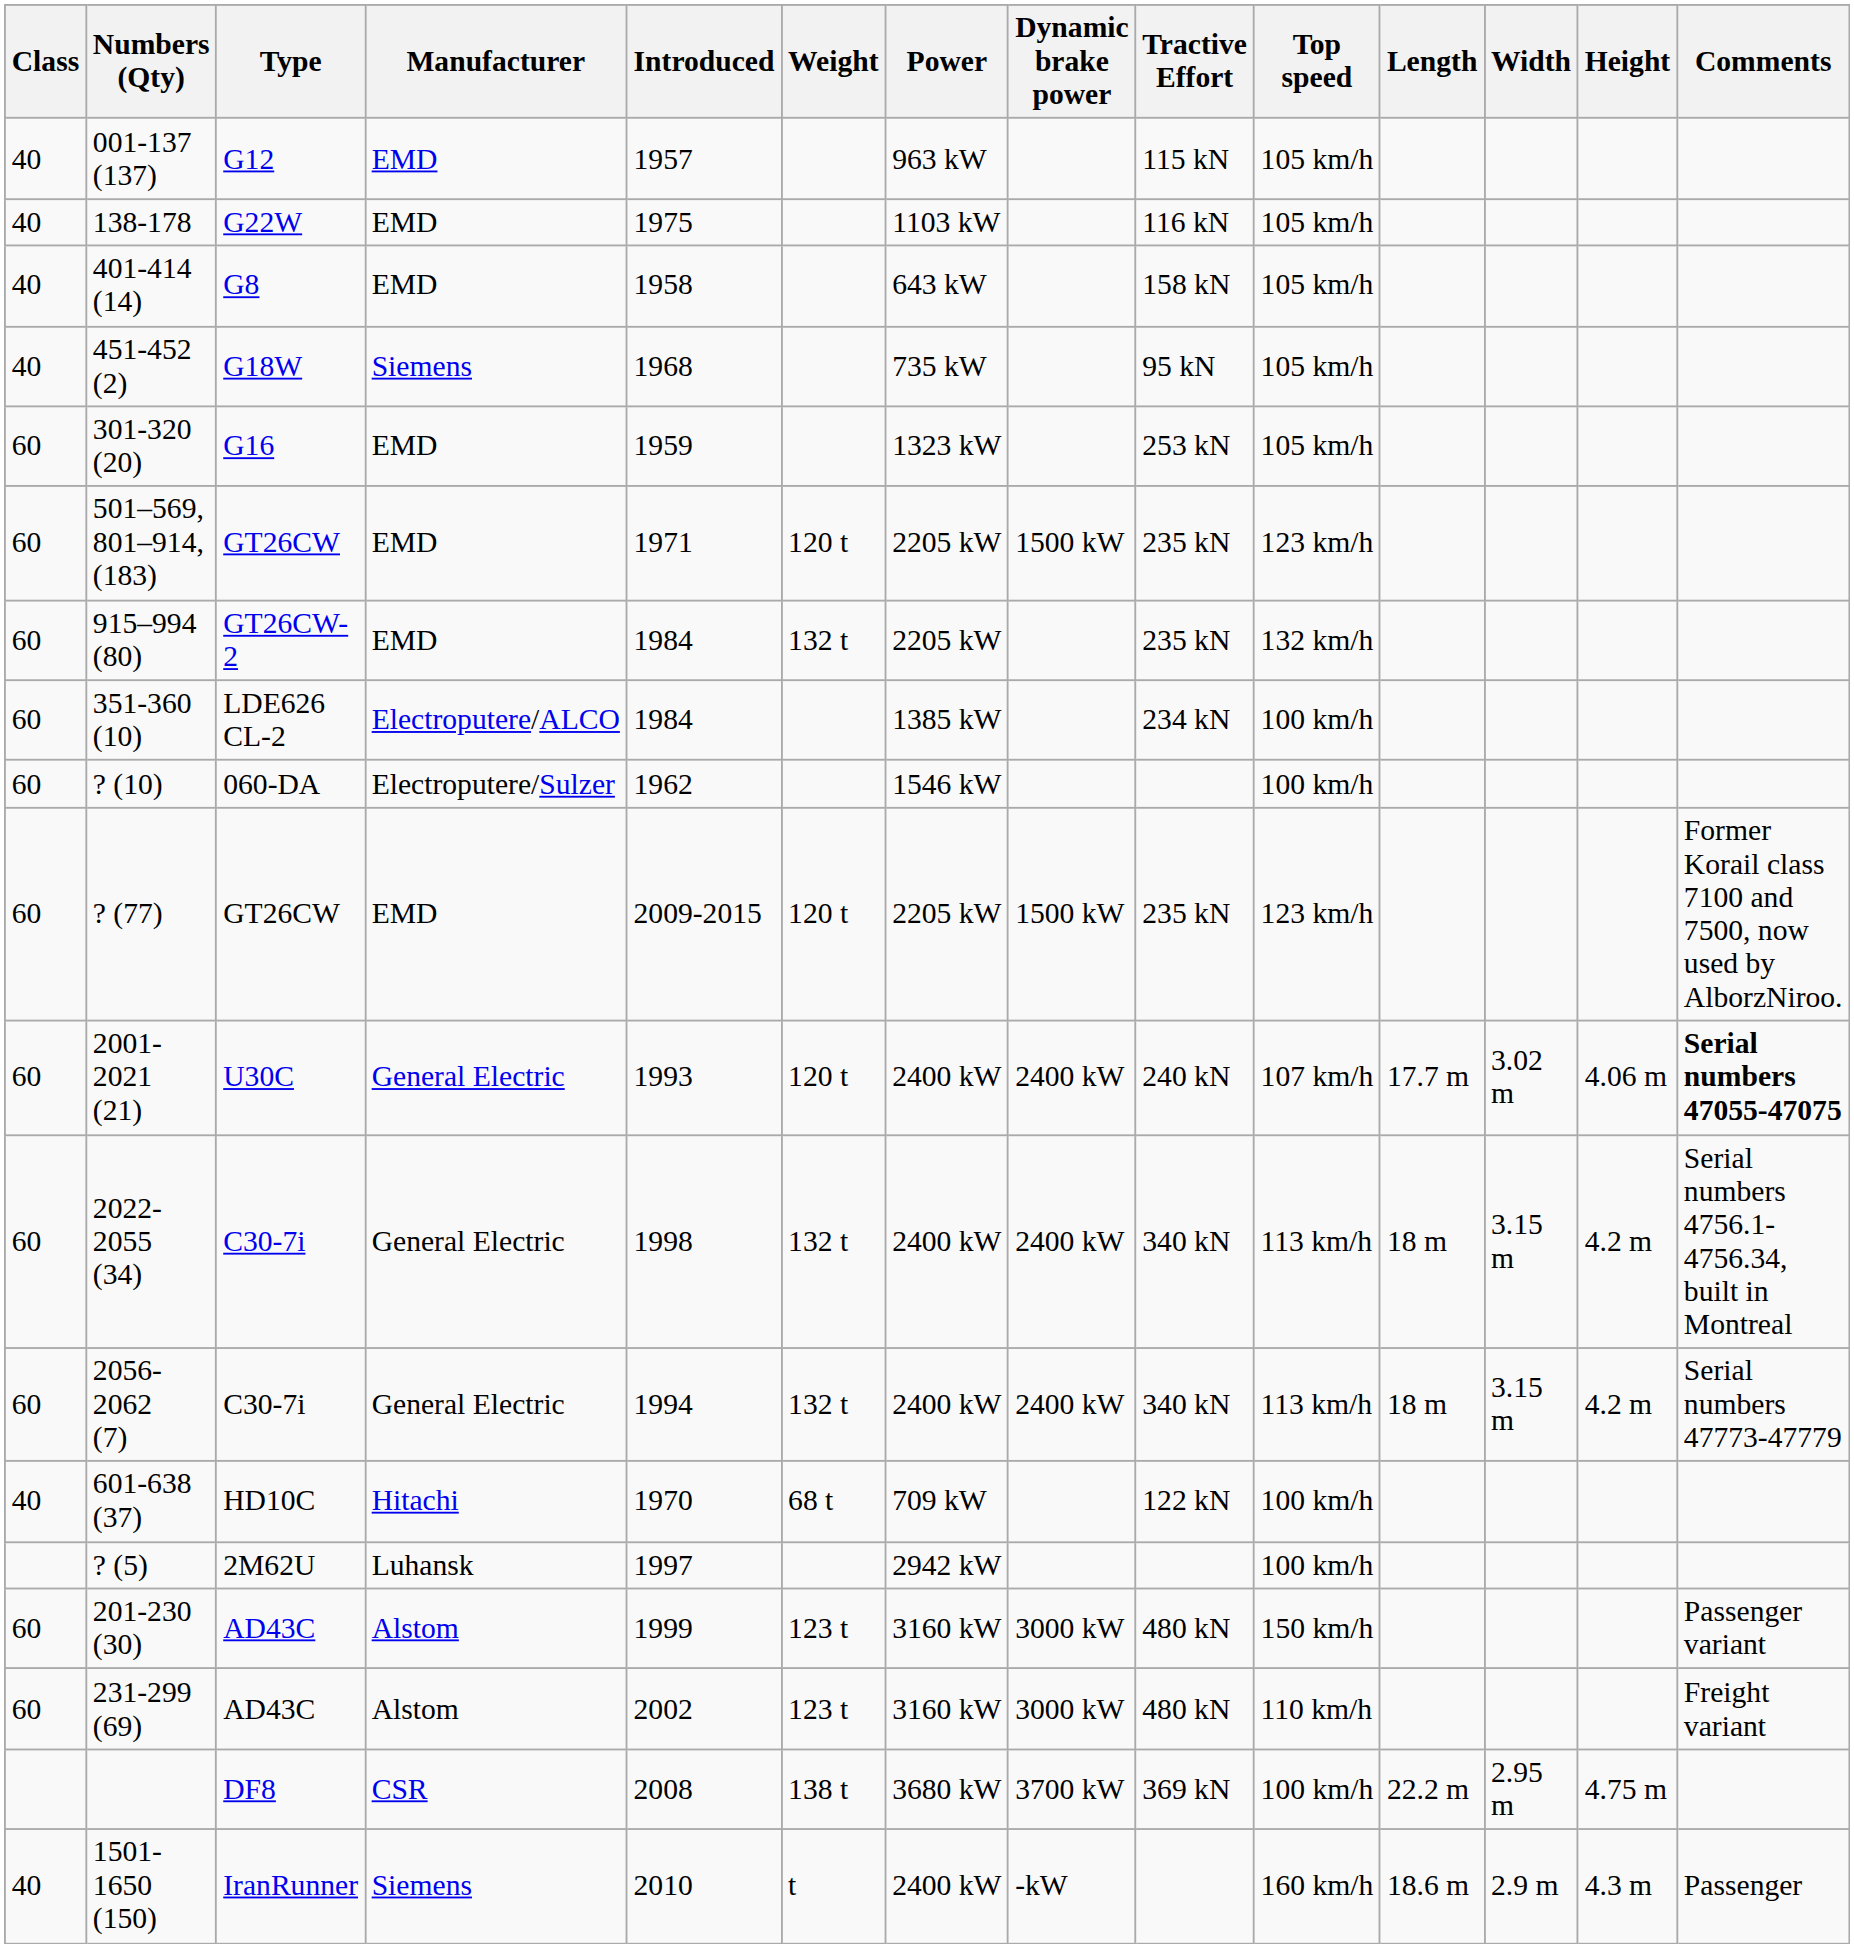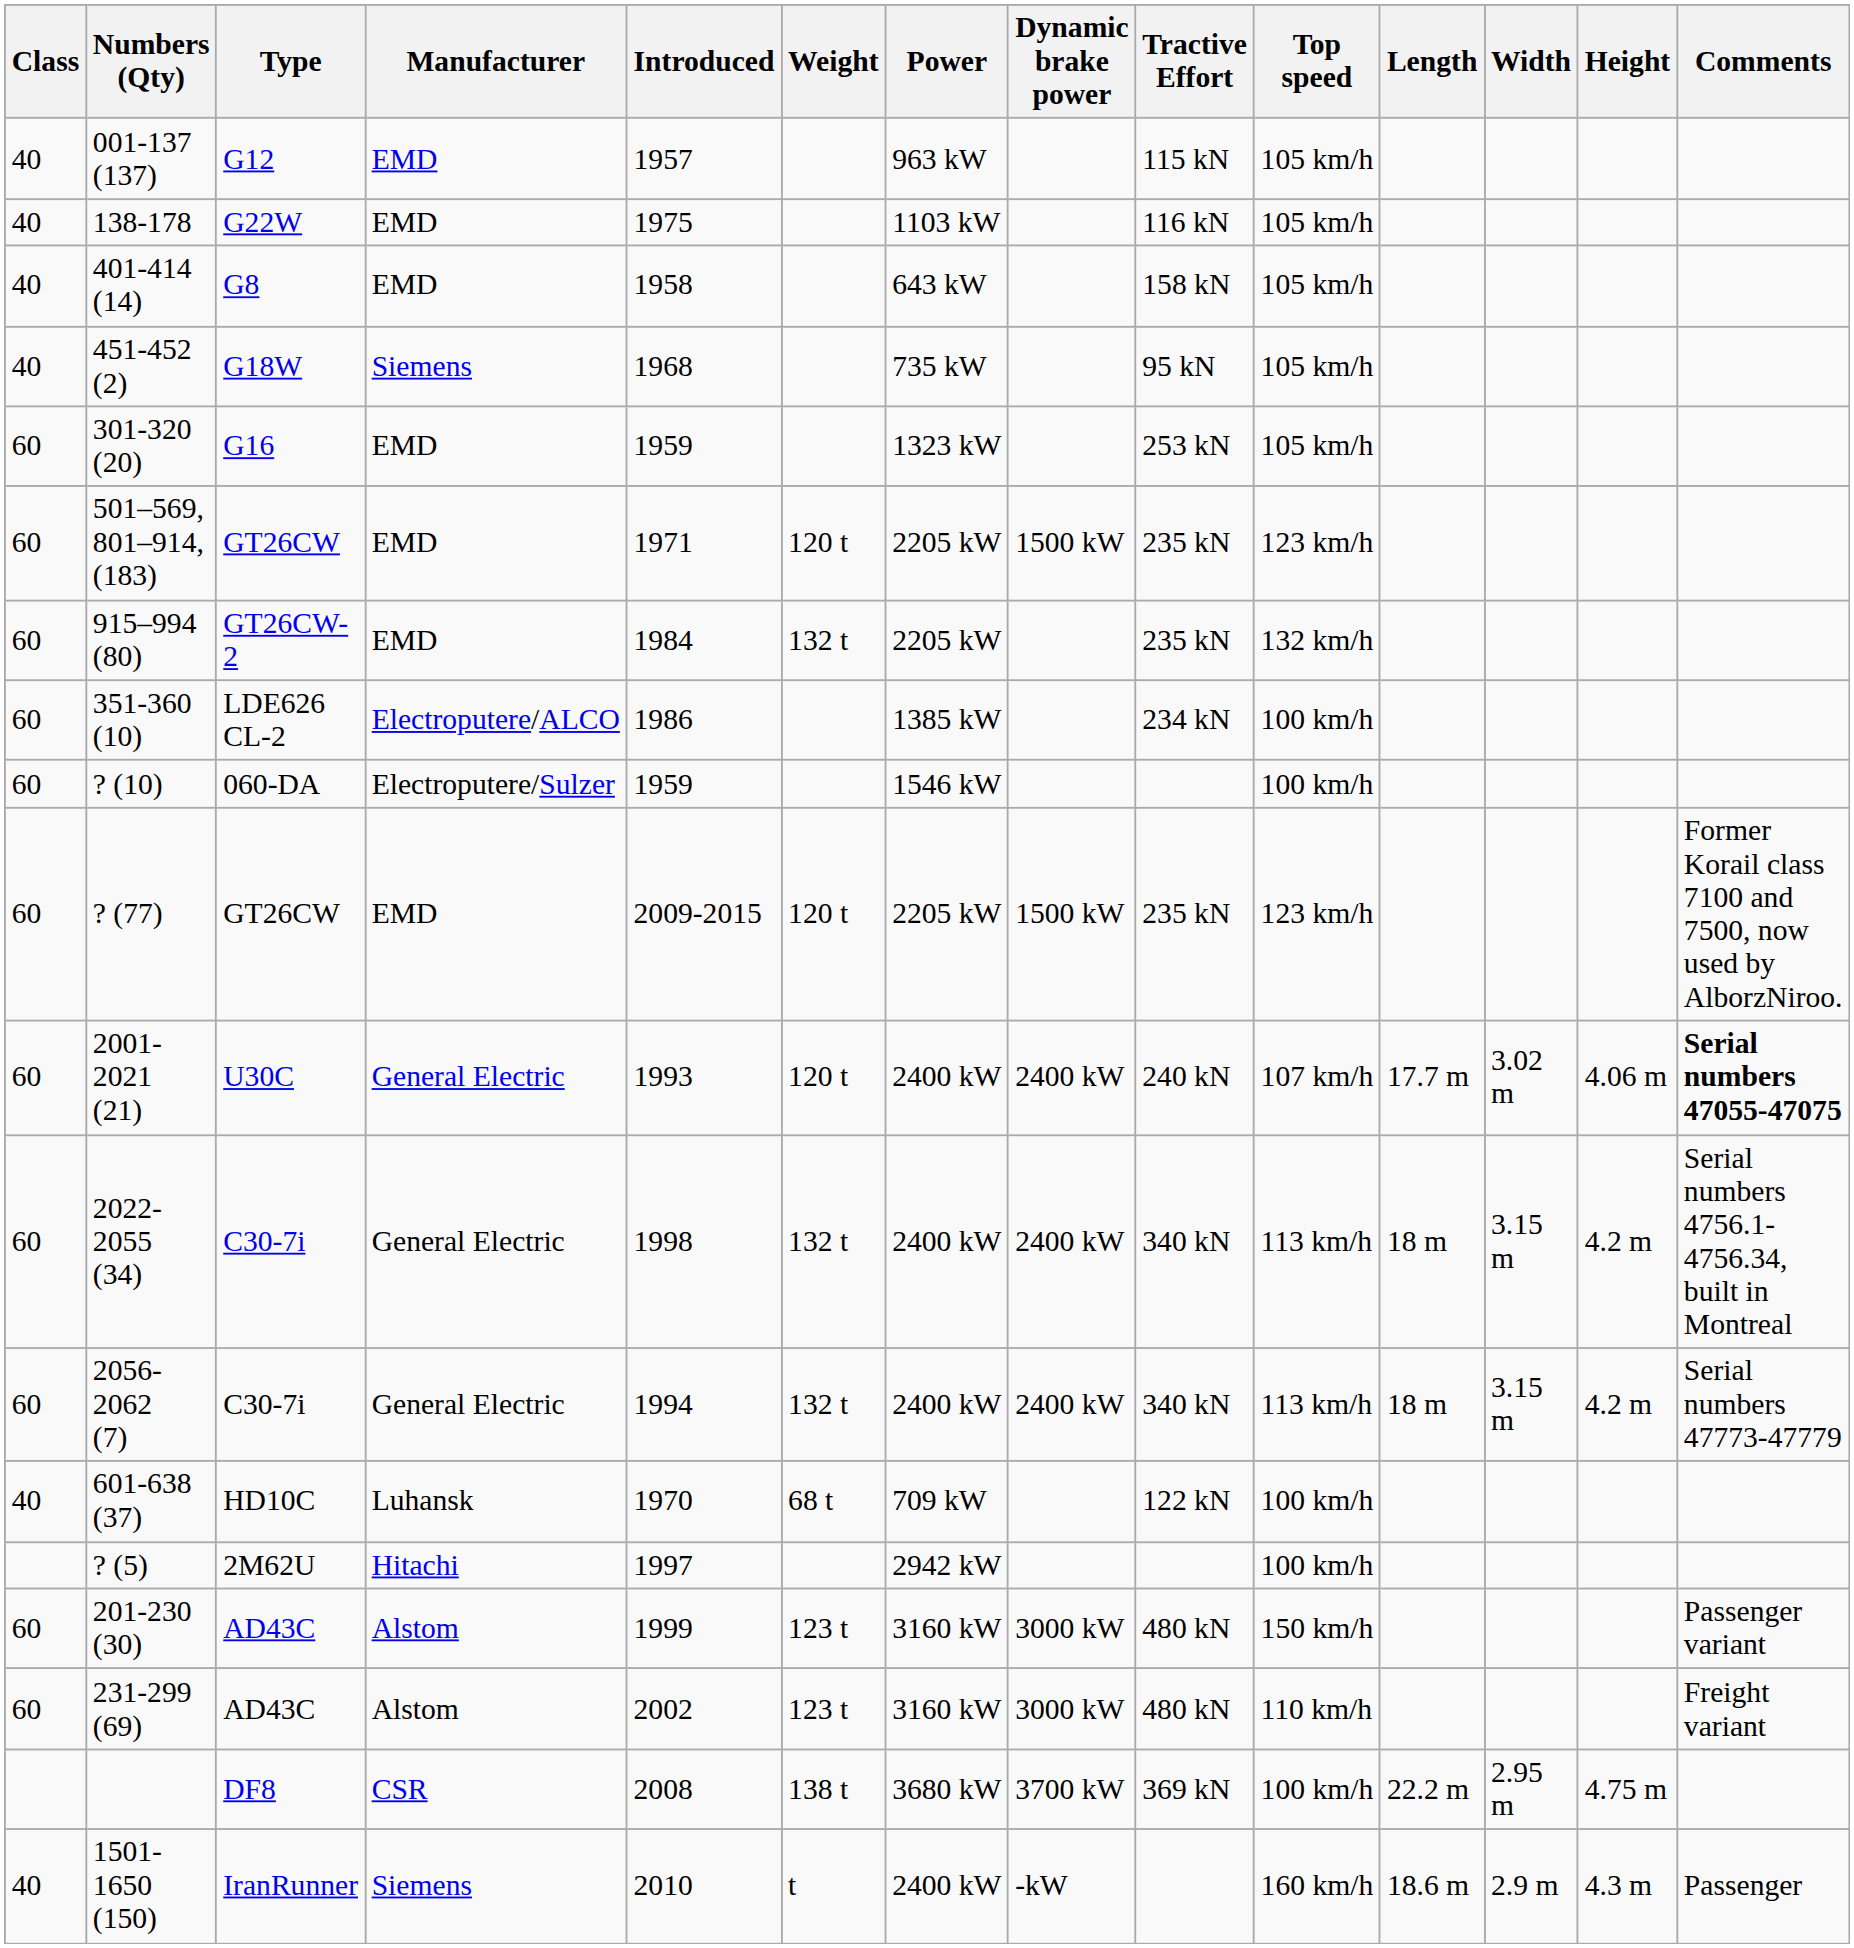(663, 719) 1984 -> (663, 719) 1986
(663, 783) 1962 -> (663, 783) 1959
(415, 1501) Hitachi -> (423, 1501) Luhansk
(423, 1564) Luhansk -> (415, 1564) Hitachi
